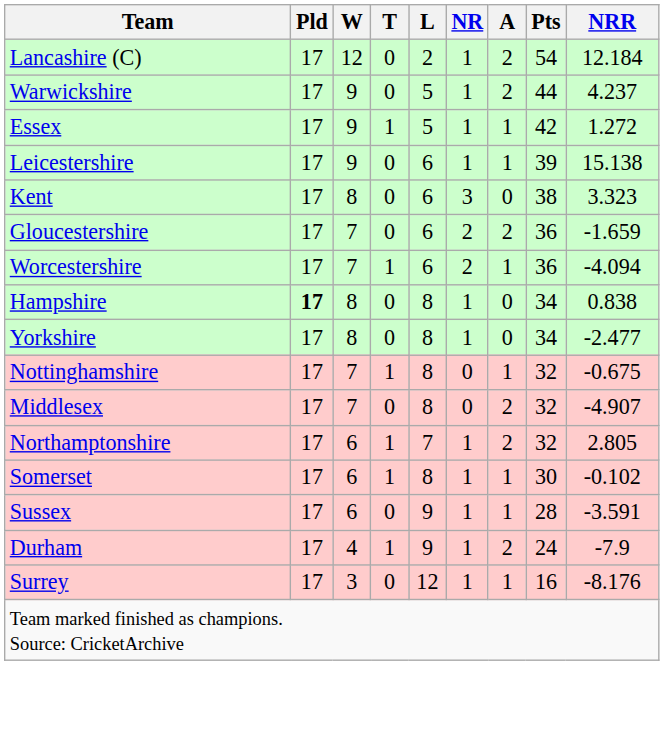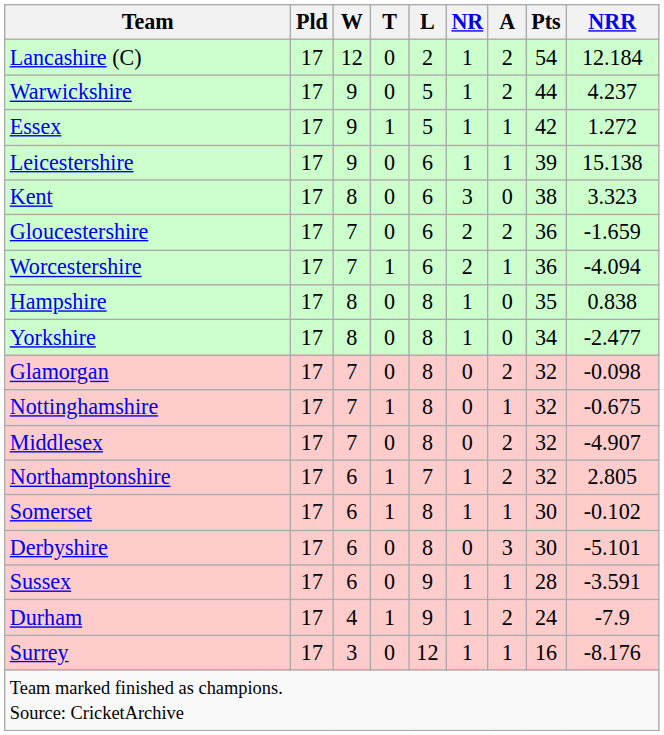(312, 302) bold -> (312, 302) normal
(546, 302) 34 -> (546, 302) 35
+ row: (59, 372)
+ row: (59, 547)
